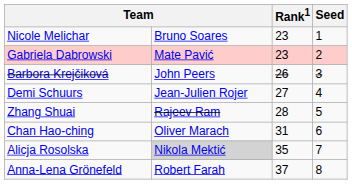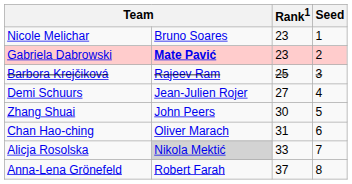(184, 55) normal -> (185, 55) bold
(185, 74) John Peers -> (187, 74) Rajeev Ram
(282, 74) 26 -> (282, 74) 25
(187, 112) Rajeev Ram -> (185, 112) John Peers
(282, 112) 28 -> (282, 112) 30
(282, 150) 35 -> (282, 150) 33
